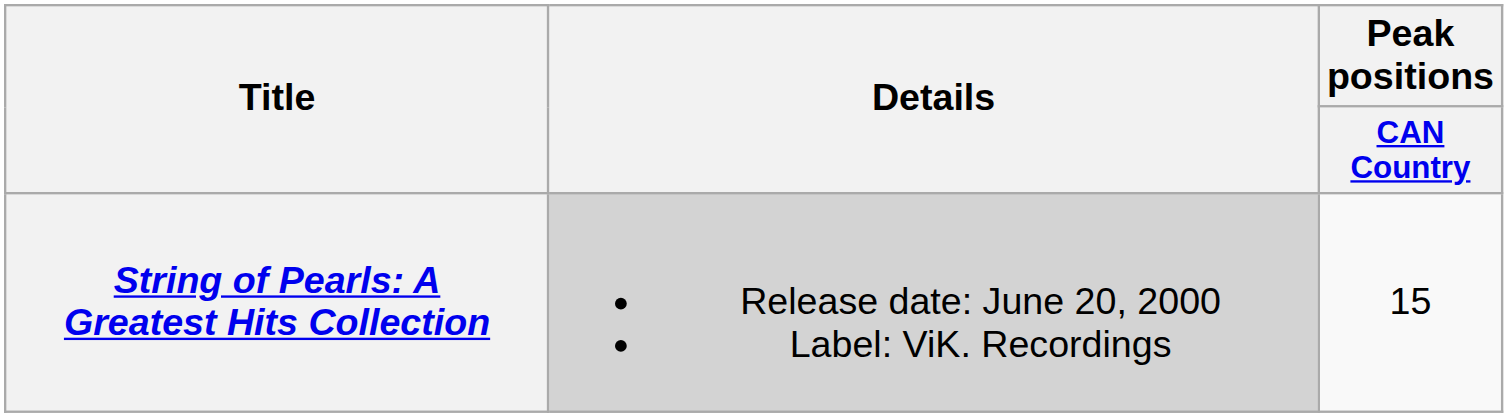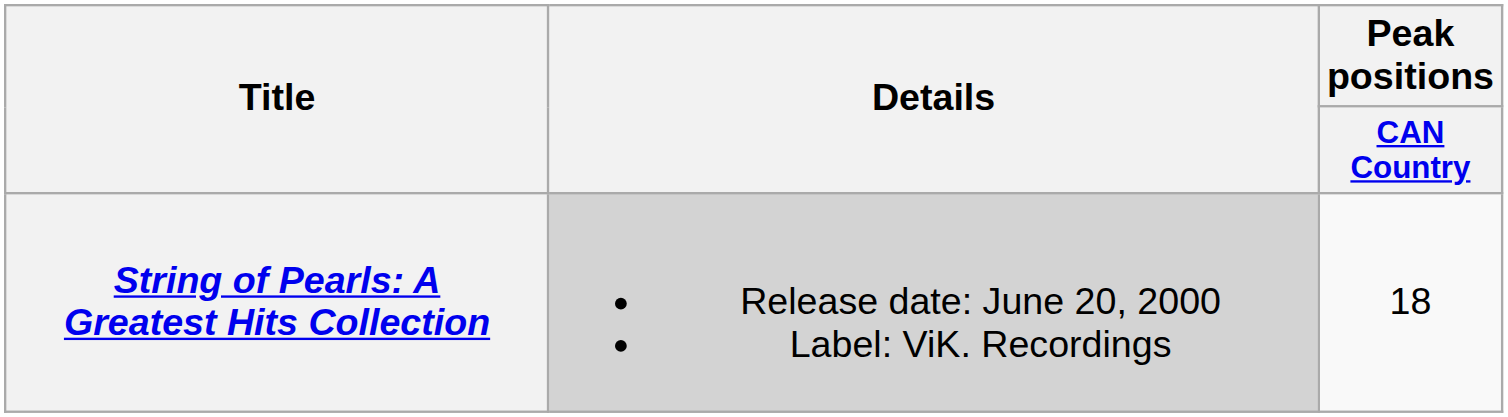(1410, 301) 15 -> (1410, 301) 18
